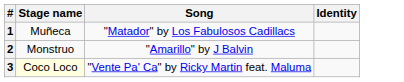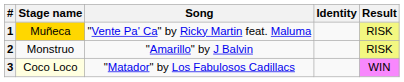+ column: (379, 13)
(50, 31) no background -> (50, 31) gold background
(199, 31) "Matador" by Los Fabulosos Cadillacs -> (199, 31) "Vente Pa' Ca" by Ricky Martin feat. Maluma
(199, 67) "Vente Pa' Ca" by Ricky Martin feat. Maluma -> (199, 67) "Matador" by Los Fabulosos Cadillacs
